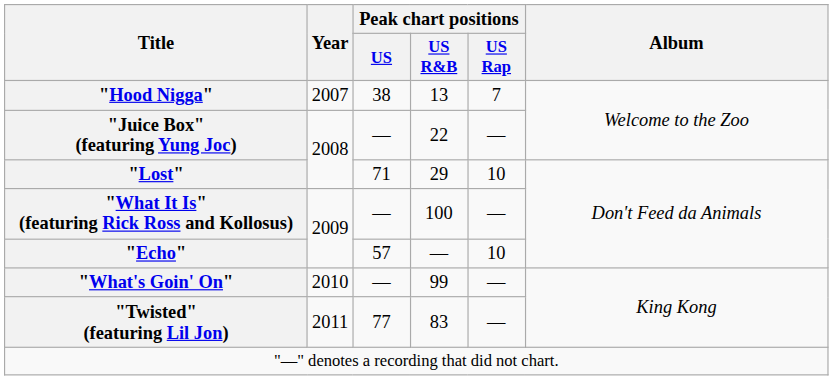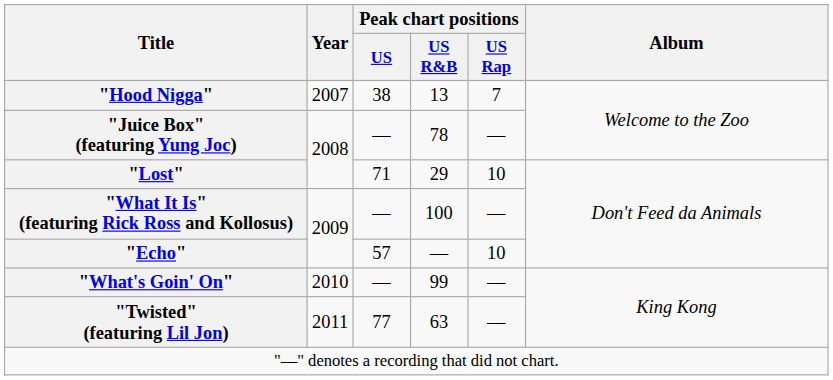(439, 134) 22 -> (439, 134) 78
(439, 321) 83 -> (439, 321) 63
